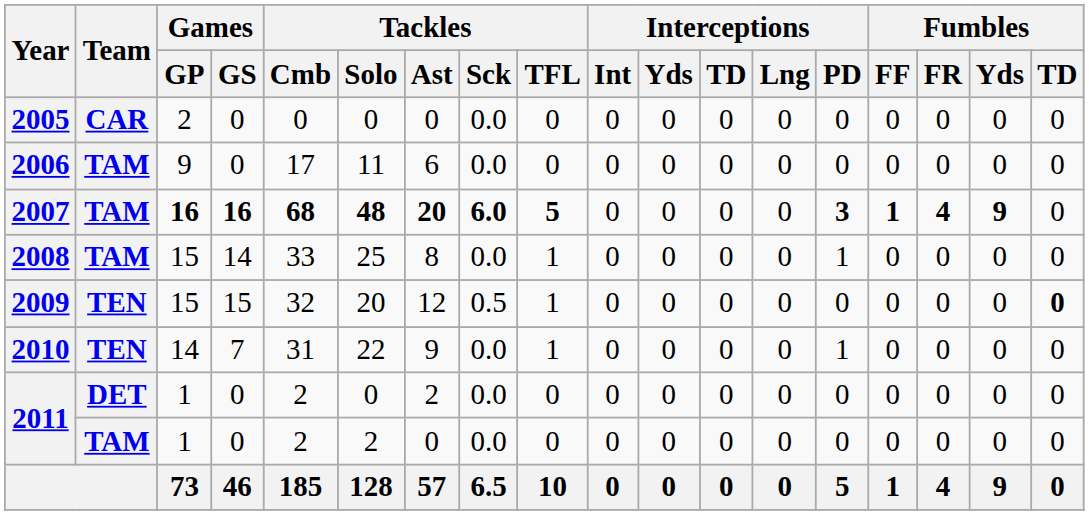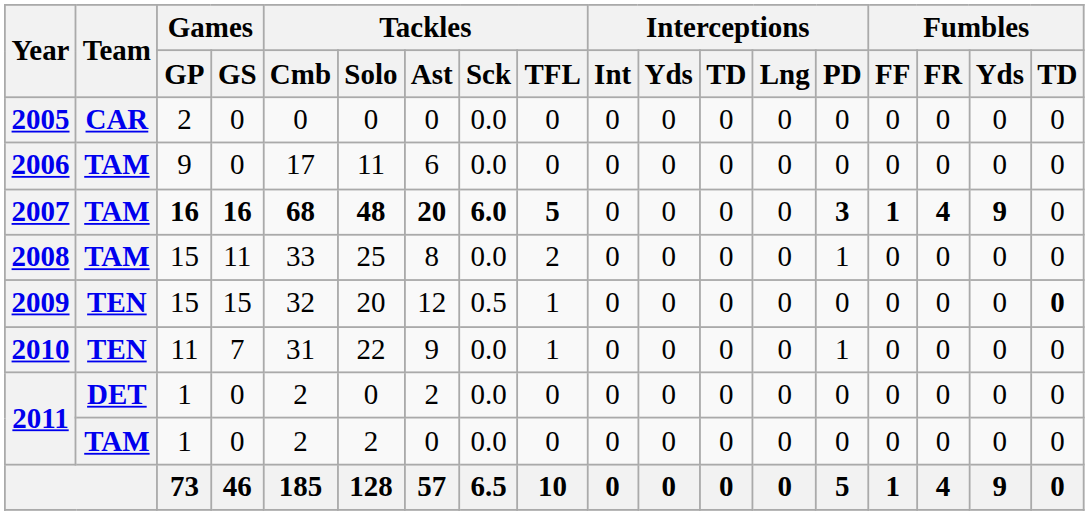(237, 257) 14 -> (237, 257) 11
(553, 257) 1 -> (553, 257) 2
(184, 348) 14 -> (184, 348) 11
